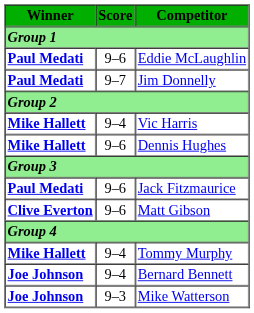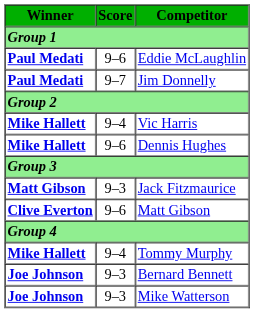(45, 188) Paul Medati -> (47, 188) Matt Gibson
(115, 188) 9–6 -> (115, 188) 9–3
(115, 274) 9–4 -> (115, 274) 9–3
